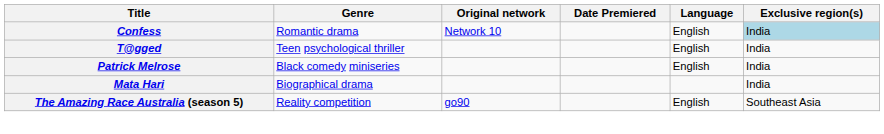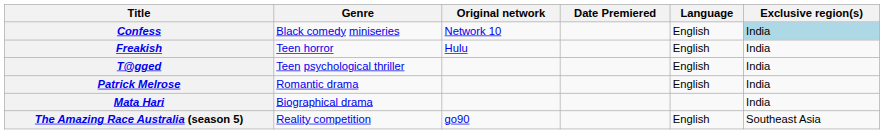(317, 31) Romantic drama -> (338, 31) Black comedy miniseries
+ row: (139, 48)
(338, 66) Black comedy miniseries -> (317, 84) Romantic drama
